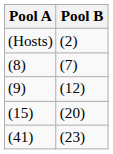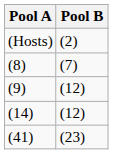+ row: (21, 112)
- row: (21, 112)
